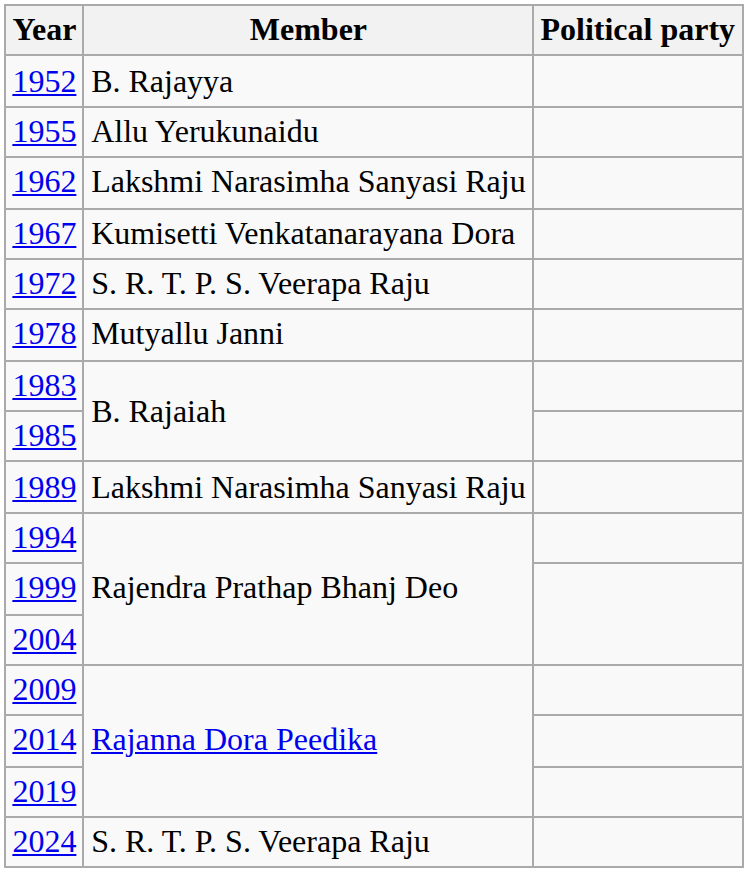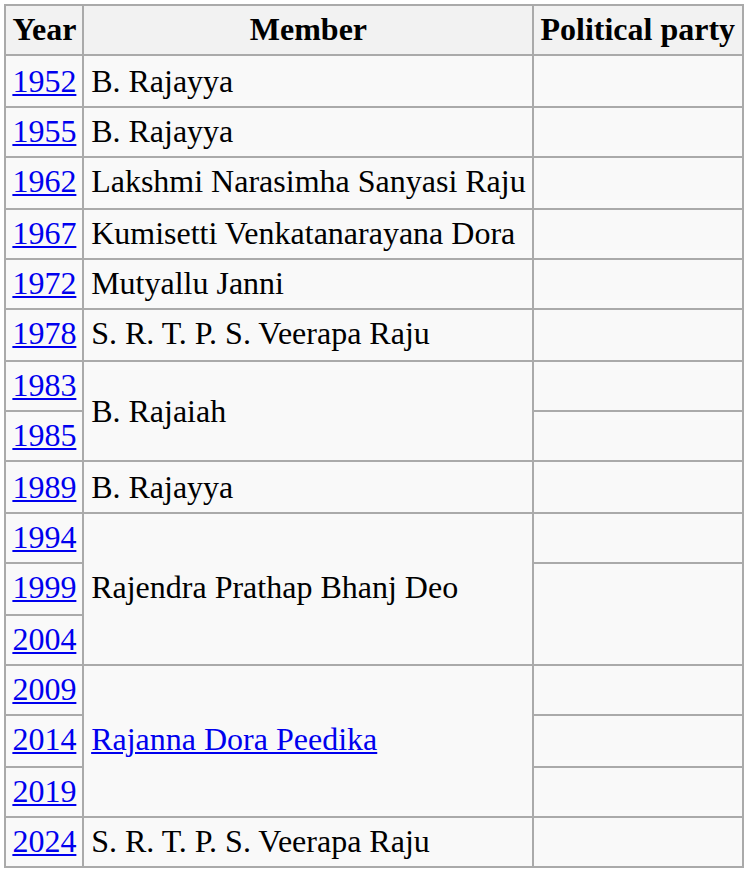(205, 131) Allu Yerukunaidu -> (162, 131) B. Rajayya
(260, 283) S. R. T. P. S. Veerapa Raju -> (188, 283) Mutyallu Janni
(188, 334) Mutyallu Janni -> (260, 334) S. R. T. P. S. Veerapa Raju
(308, 486) Lakshmi Narasimha Sanyasi Raju -> (162, 486) B. Rajayya
